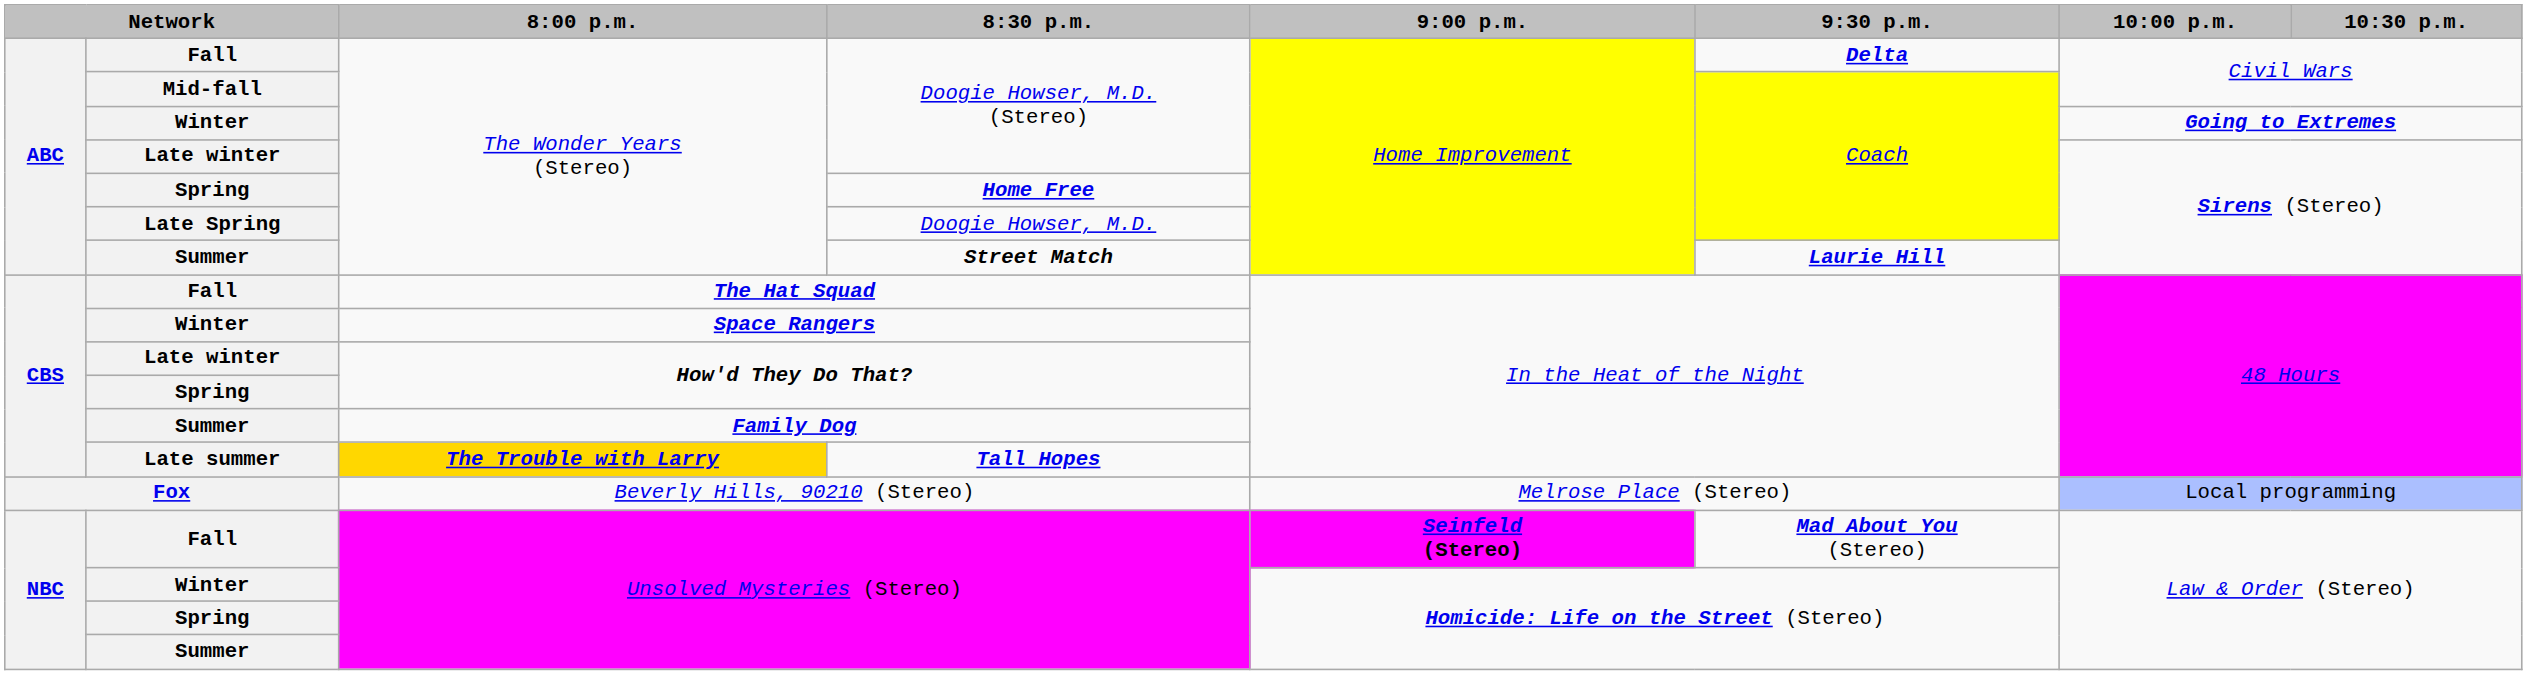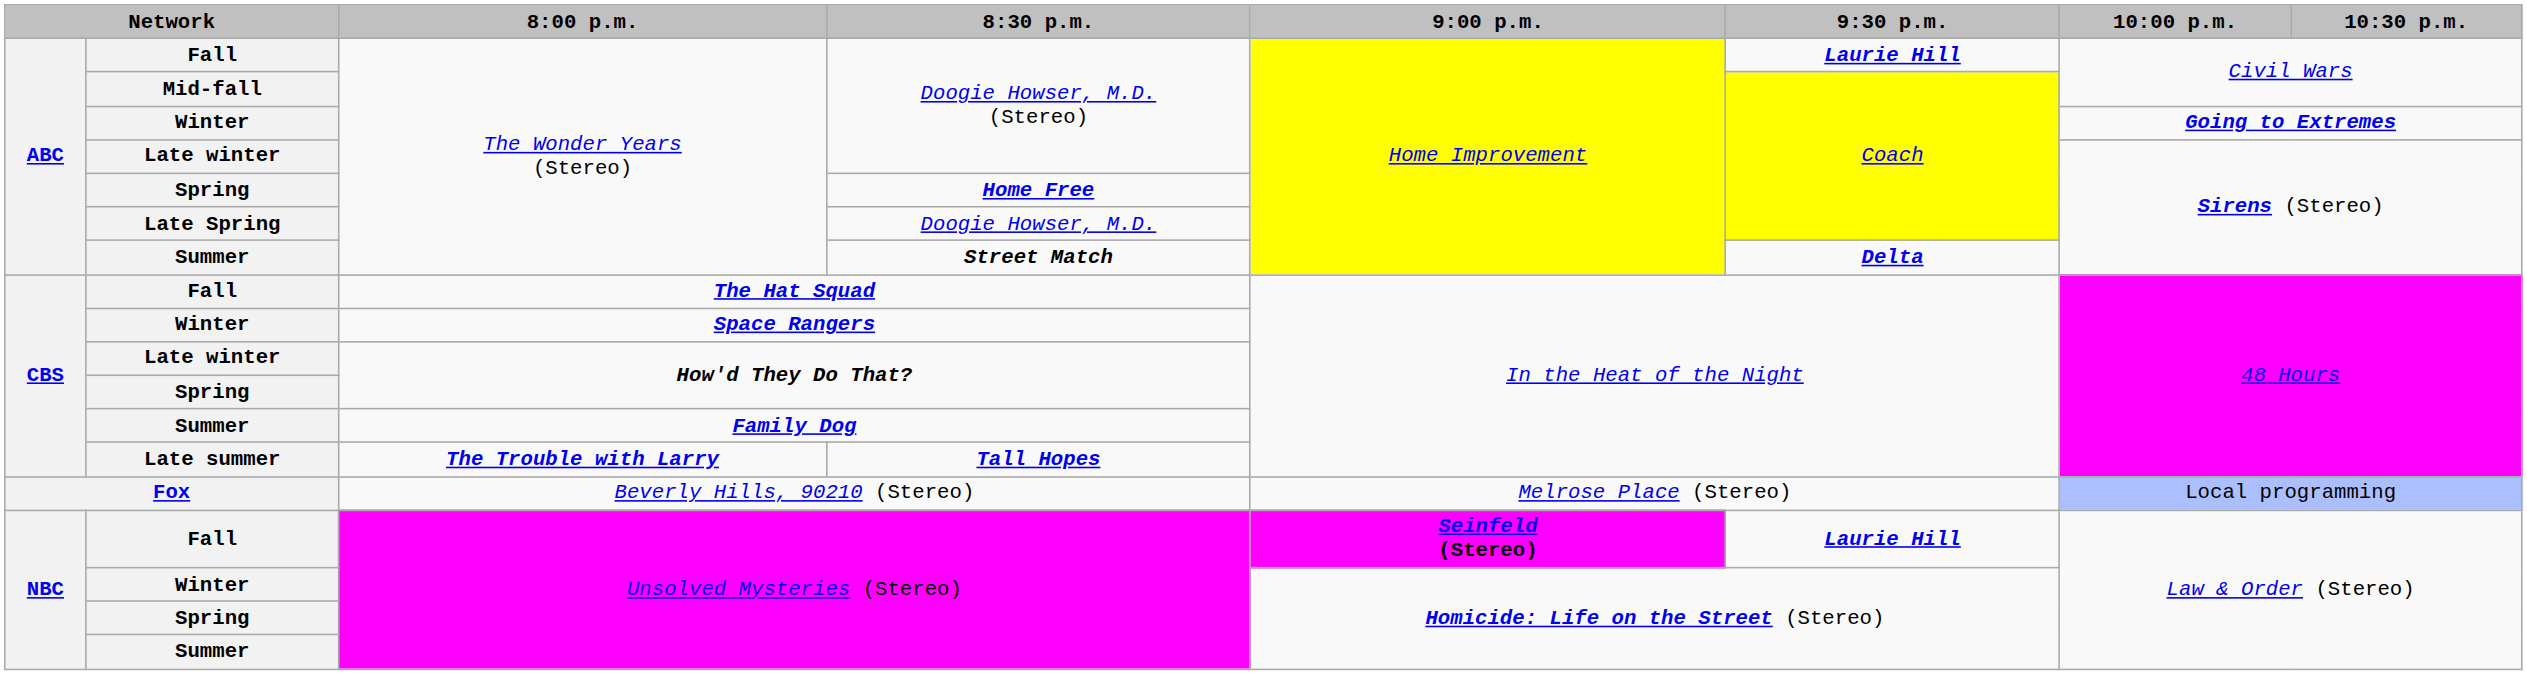(1877, 55) Delta -> (1893, 55) Laurie Hill
(1877, 257) Laurie Hill -> (1893, 257) Delta
(583, 460) gold background -> (583, 460) no background
(1877, 539) Mad About You (Stereo) -> (1893, 539) Laurie Hill
